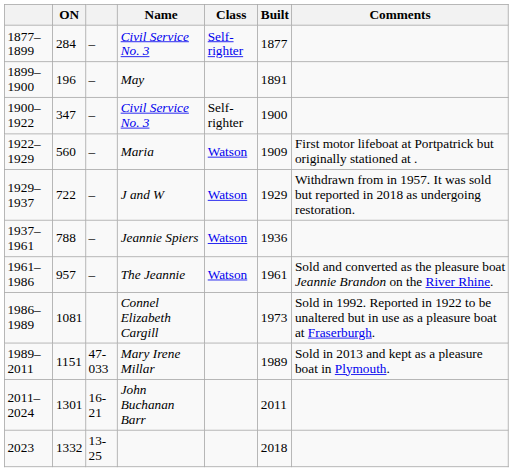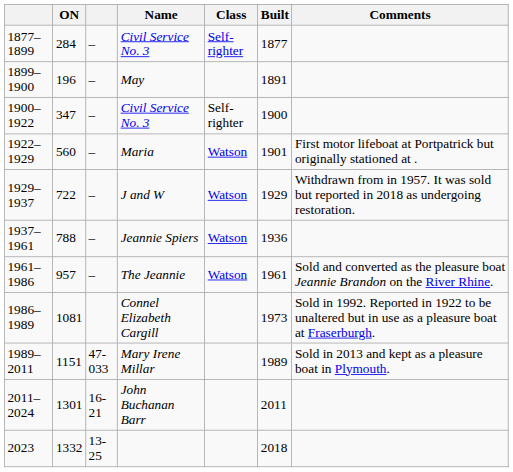(274, 151) 1909 -> (274, 151) 1901
